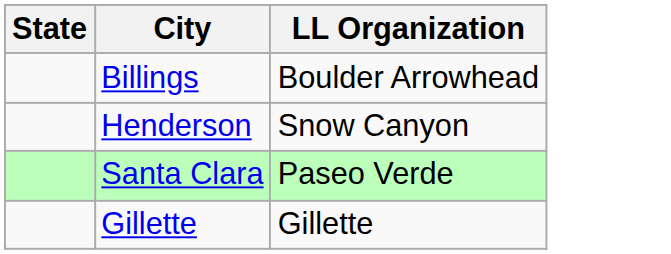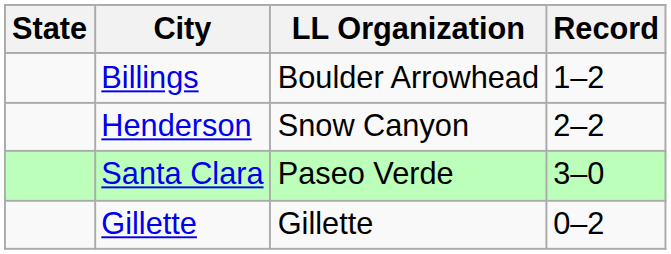+ column: (606, 28)
